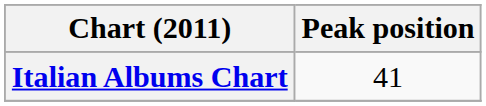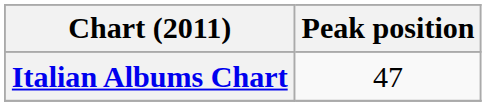(388, 76) 41 -> (388, 76) 47
